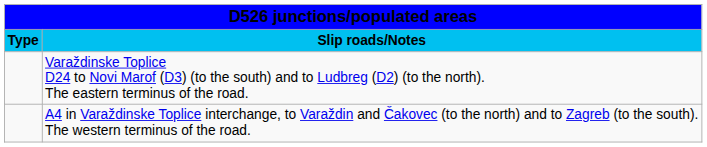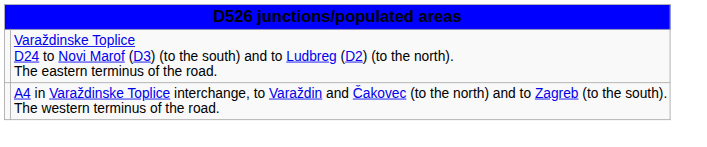- row: (372, 40)
